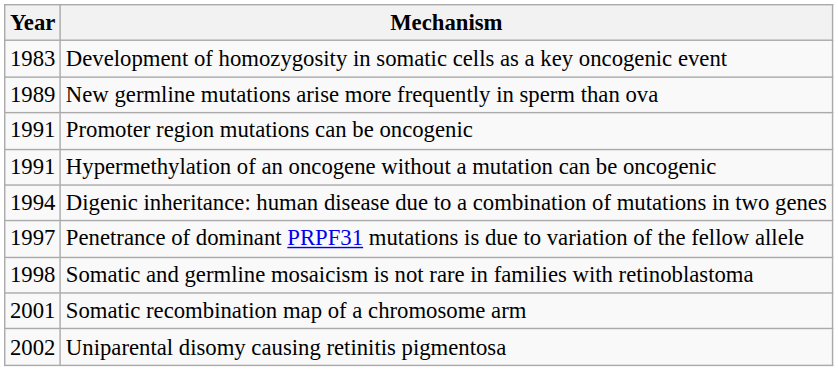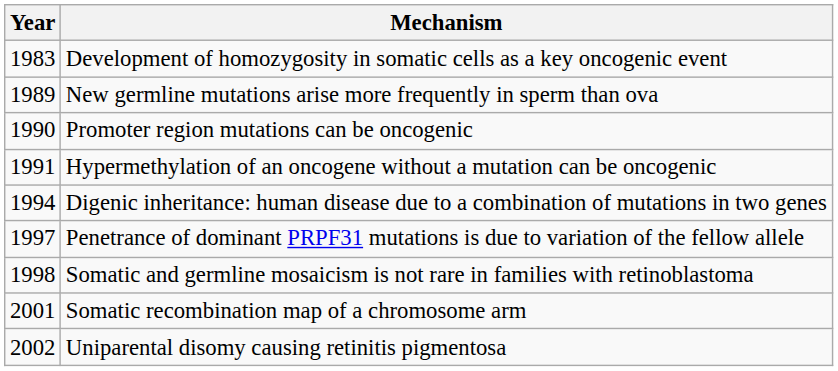(33, 130) 1991 -> (33, 130) 1990
